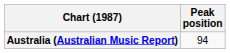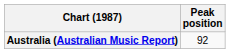(203, 40) 94 -> (203, 40) 92
